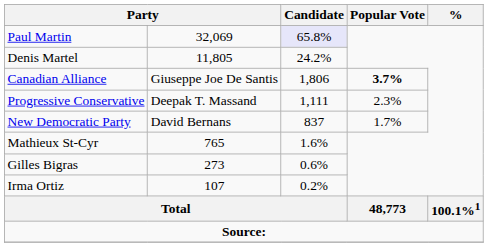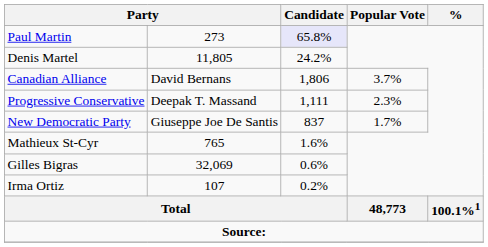(214, 36) 32,069 -> (214, 36) 273
(214, 79) Giuseppe Joe De Santis -> (191, 79) David Bernans
(388, 79) bold -> (388, 79) normal
(191, 121) David Bernans -> (214, 121) Giuseppe Joe De Santis
(214, 164) 273 -> (214, 164) 32,069
